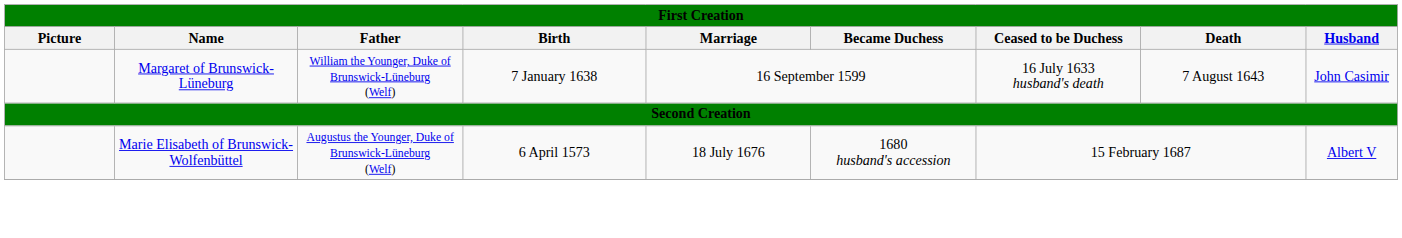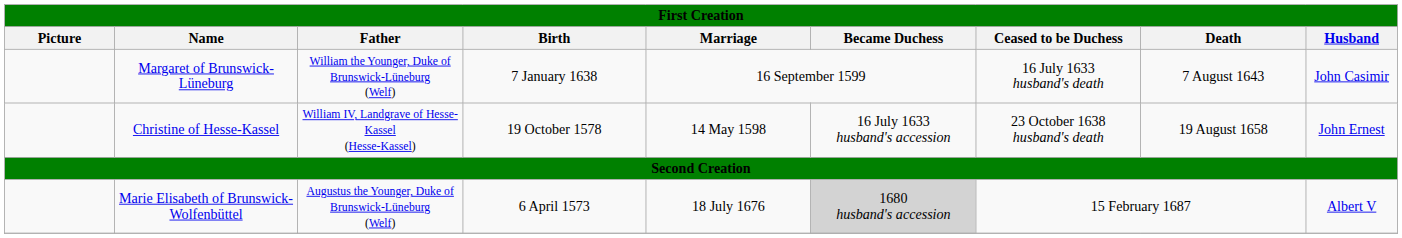+ row: (206, 130)
(893, 152) no background -> (893, 206) lightgrey background
